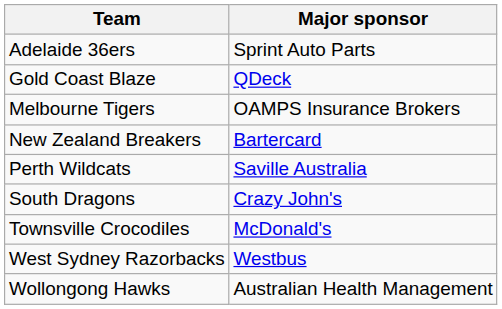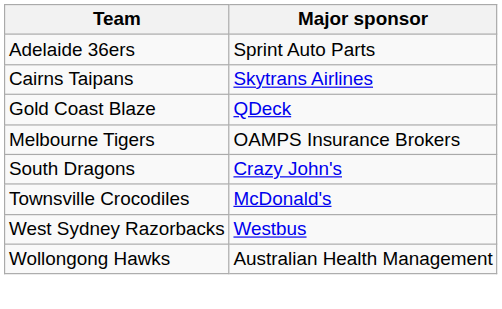+ row: (71, 79)
- row: (105, 139)
- row: (70, 169)
